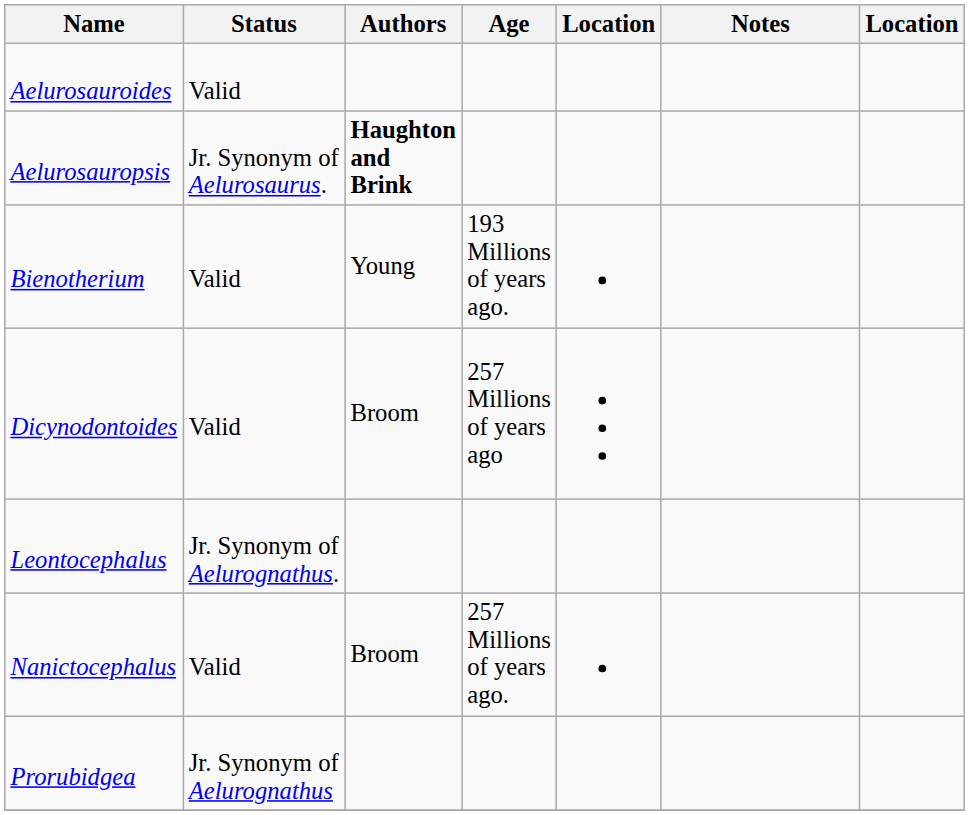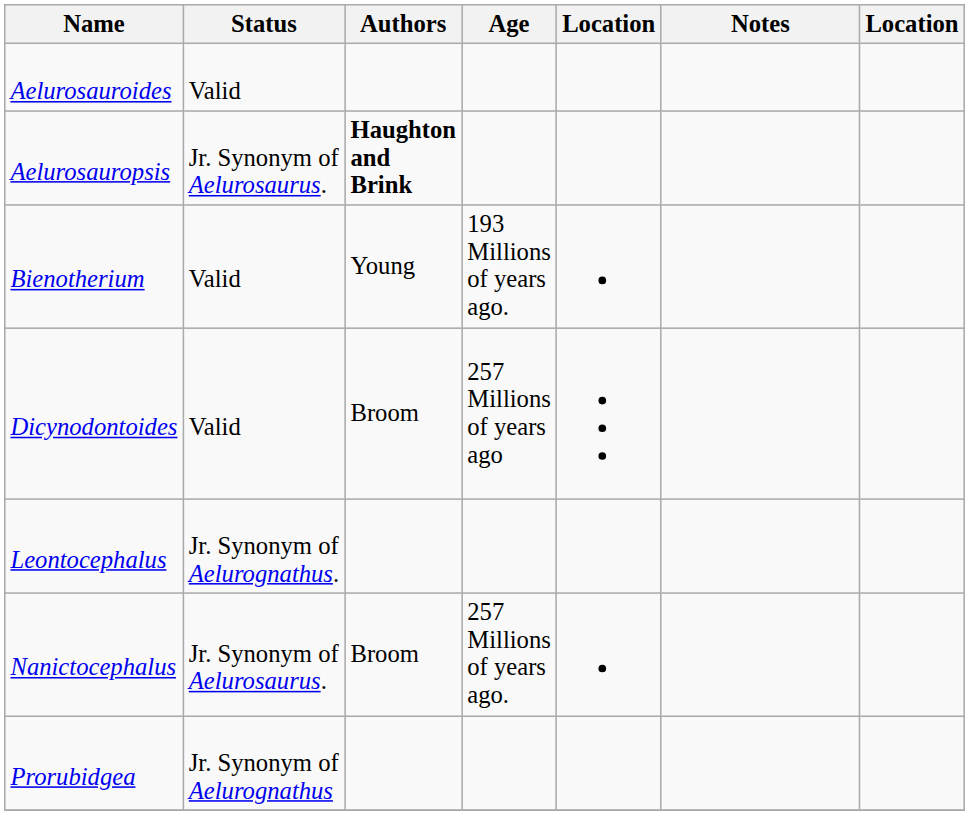(215, 668) Valid -> (264, 668) Jr. Synonym of Aelurosaurus.
